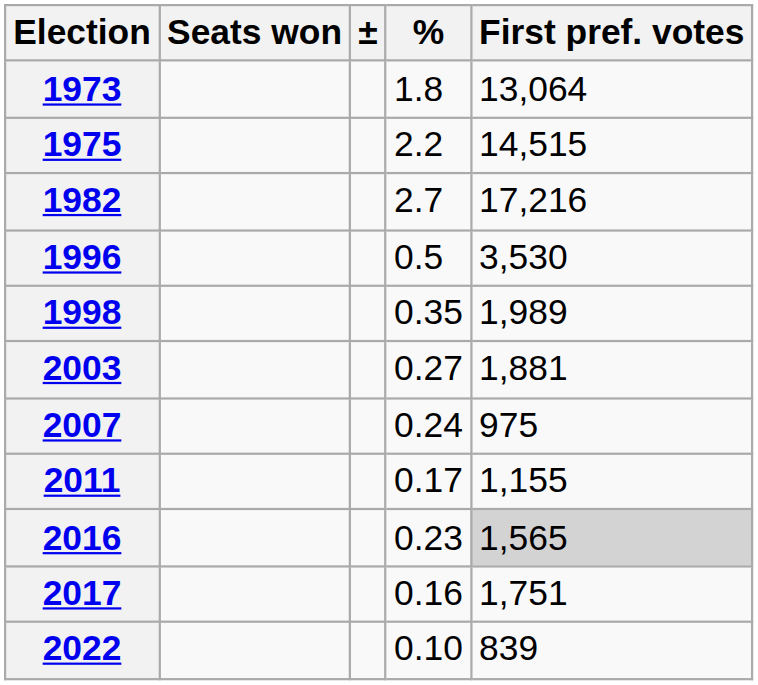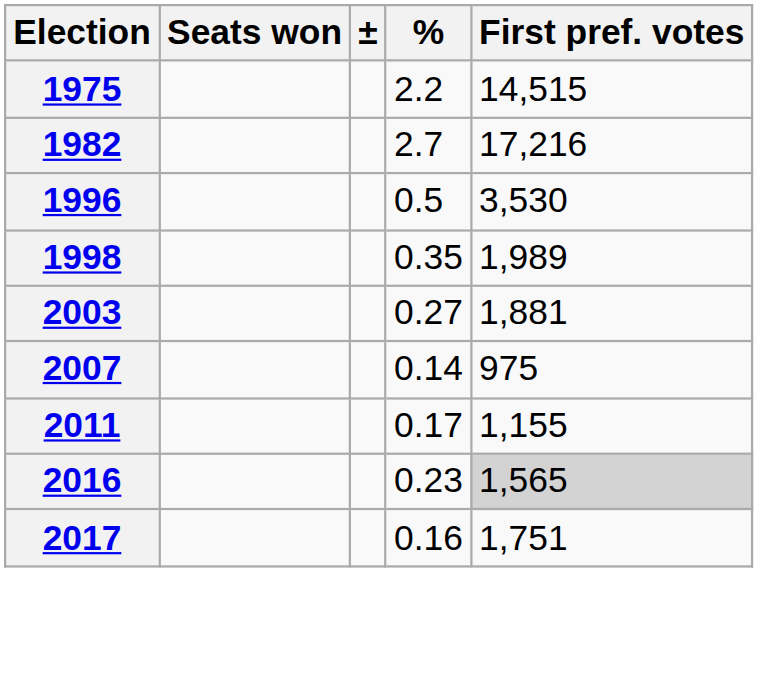- row: (82, 88)
(428, 425) 0.24 -> (428, 369) 0.14
- row: (82, 649)
